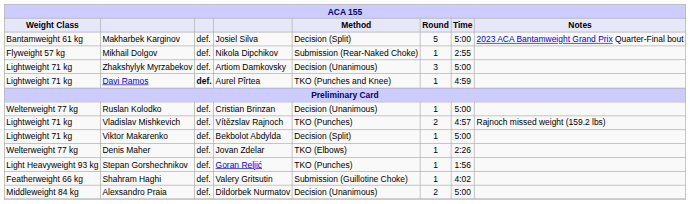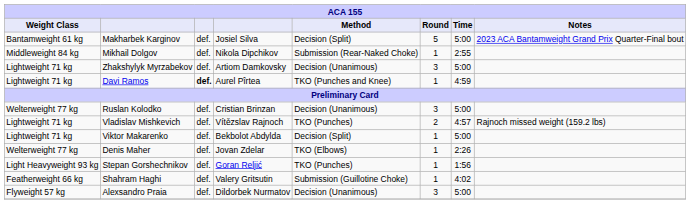(36, 53) Flyweight 57 kg -> (42, 53) Middleweight 84 kg
(436, 109) 1 -> (436, 109) 3
(42, 192) Middleweight 84 kg -> (36, 192) Flyweight 57 kg
(436, 192) 2 -> (436, 192) 3
